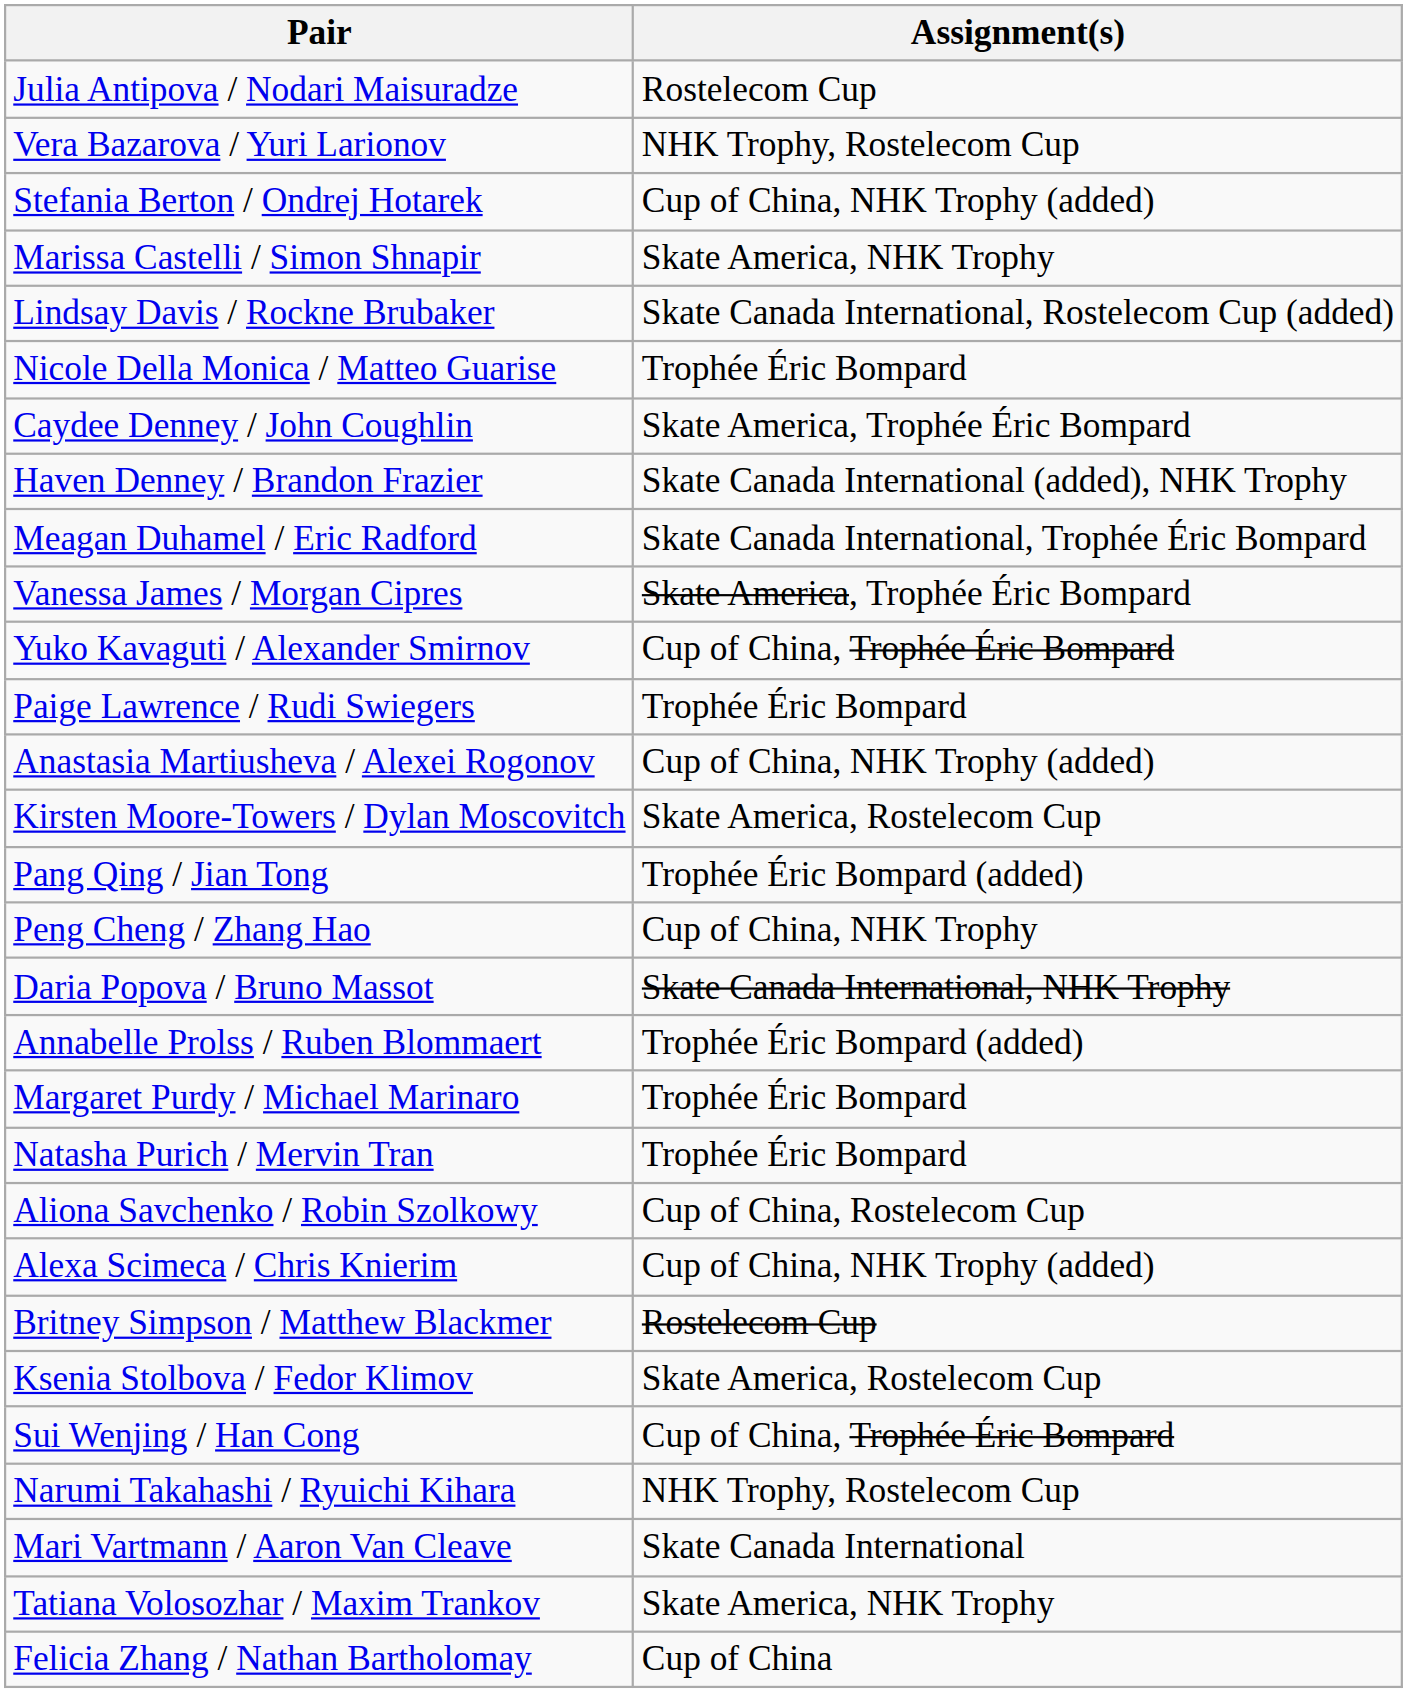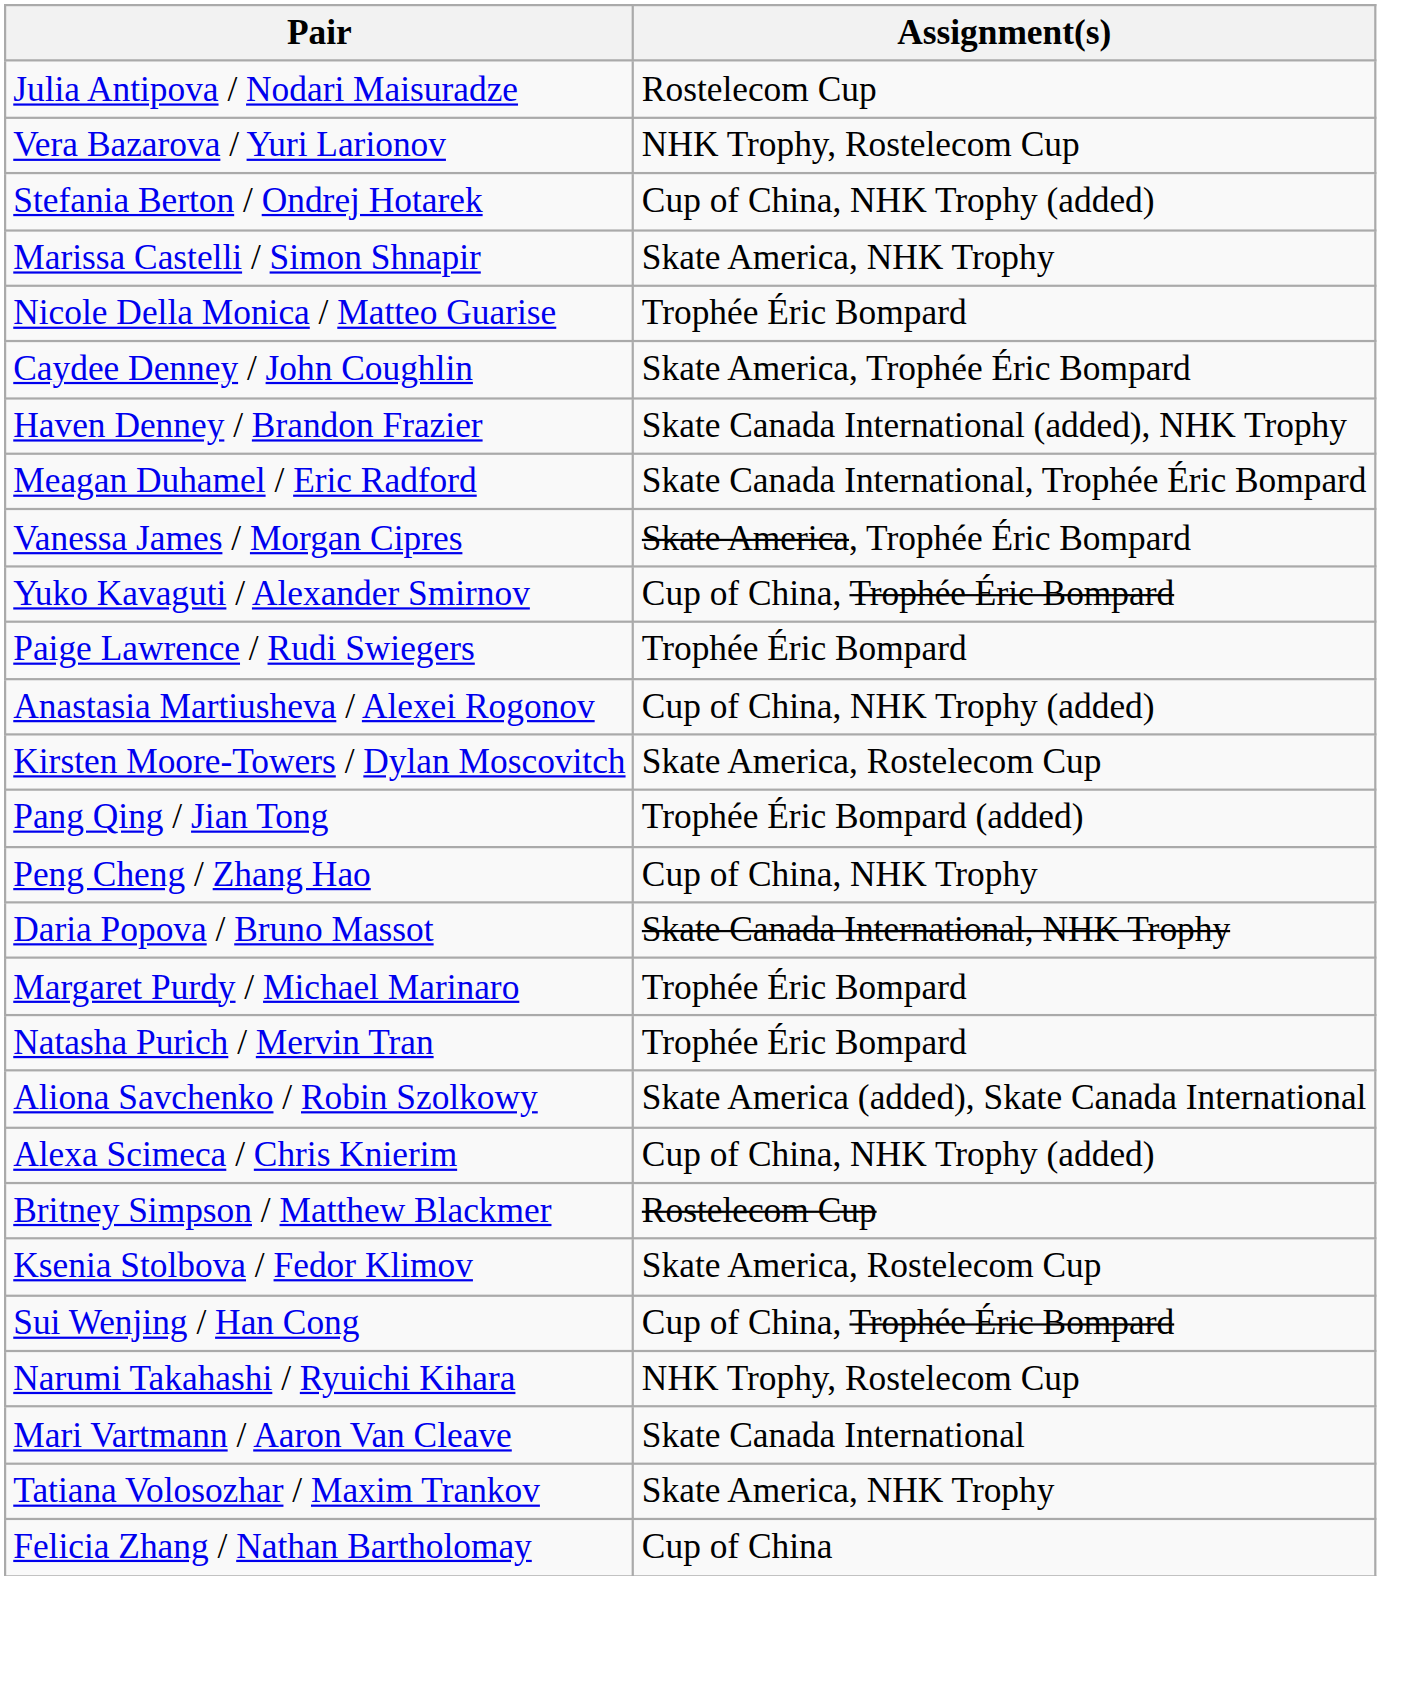- row: (254, 312)
- row: (277, 1041)
(863, 1210) Cup of China, Rostelecom Cup -> (1004, 1098) Skate America (added), Skate Canada International
